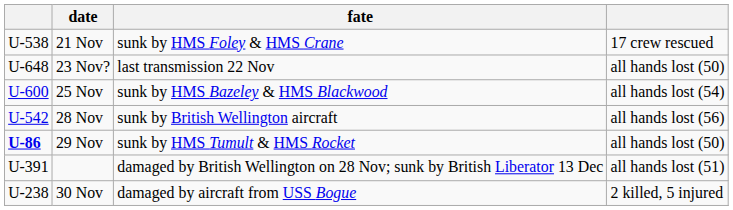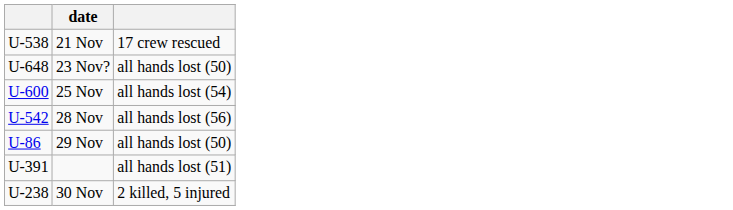- column: (360, 17)
(24, 142) bold -> (24, 142) normal
